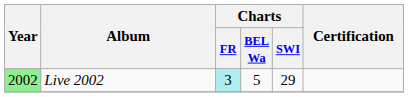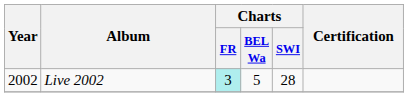(23, 80) lightgreen background -> (23, 80) no background
(288, 80) 29 -> (288, 80) 28
